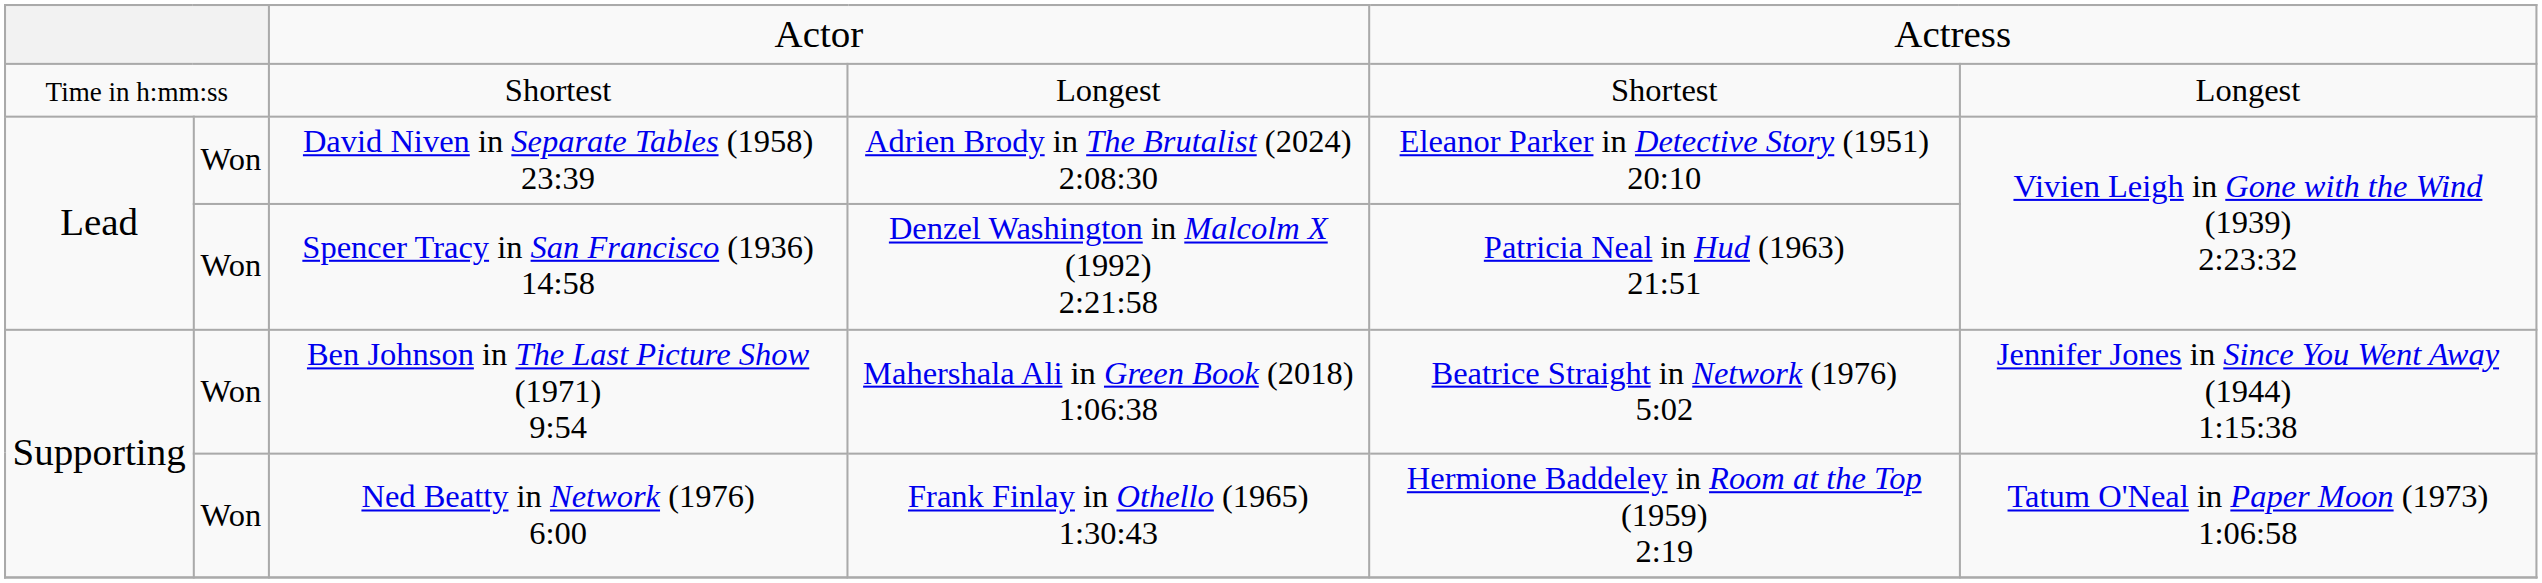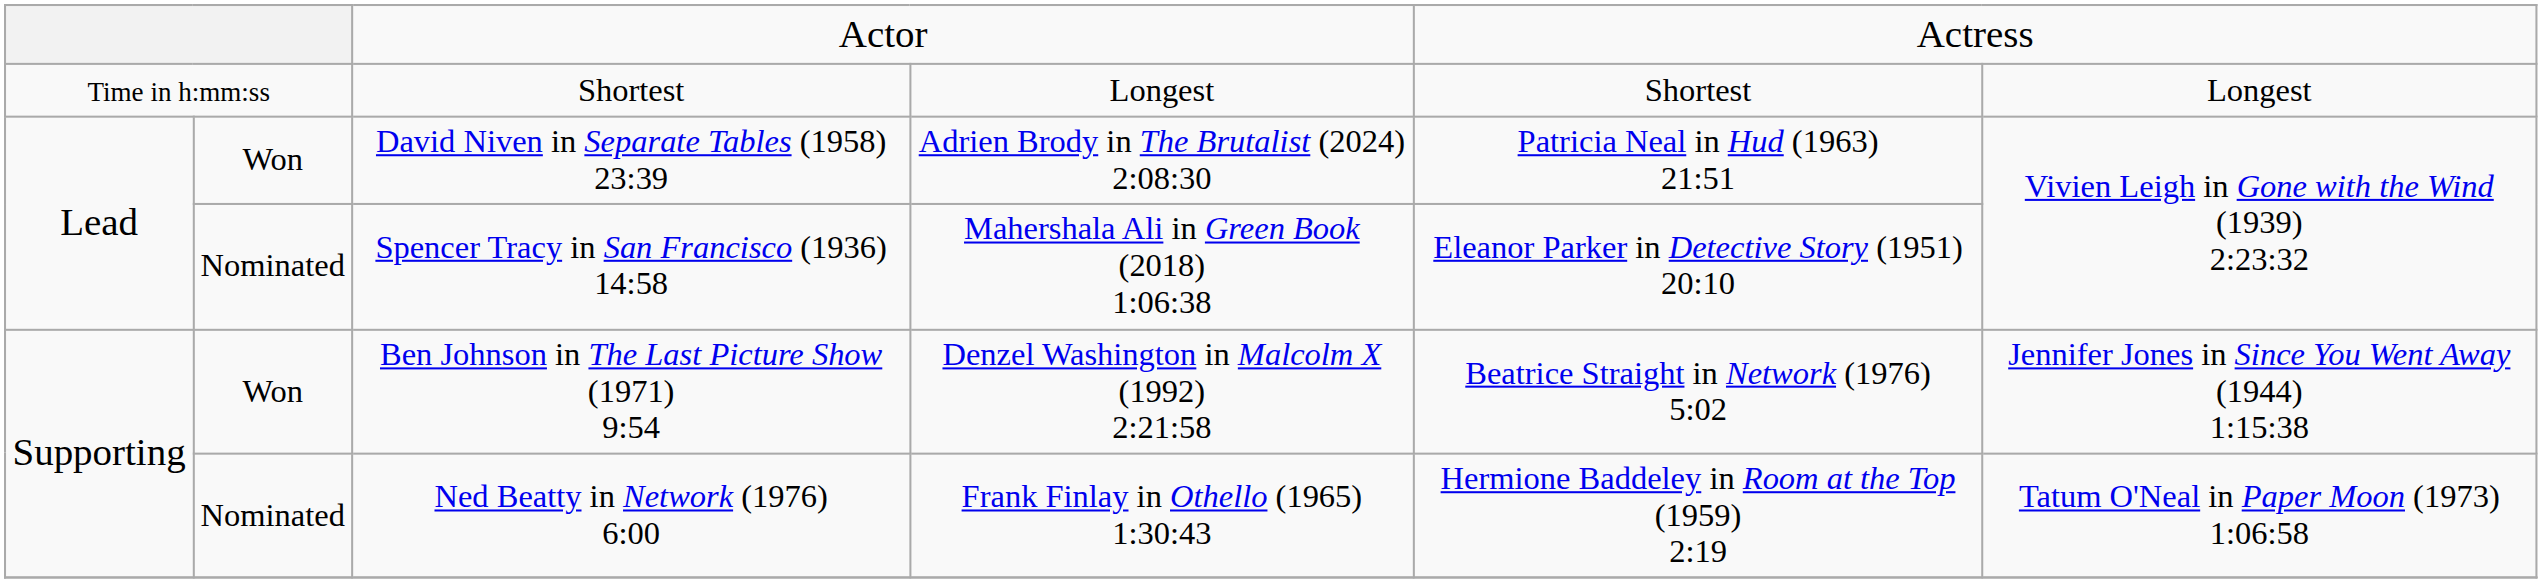(1664, 159) Eleanor Parker in Detective Story (1951) 20:10 -> (1698, 159) Patricia Neal in Hud (1963) 21:51
(231, 265) Won -> (273, 265) Nominated
(1108, 265) Denzel Washington in Malcolm X (1992) 2:21:58 -> (1162, 265) Mahershala Ali in Green Book (2018) 1:06:38
(1664, 265) Patricia Neal in Hud (1963) 21:51 -> (1698, 265) Eleanor Parker in Detective Story (1951) 20:10
(1108, 390) Mahershala Ali in Green Book (2018) 1:06:38 -> (1162, 390) Denzel Washington in Malcolm X (1992) 2:21:58
(231, 515) Won -> (273, 515) Nominated
